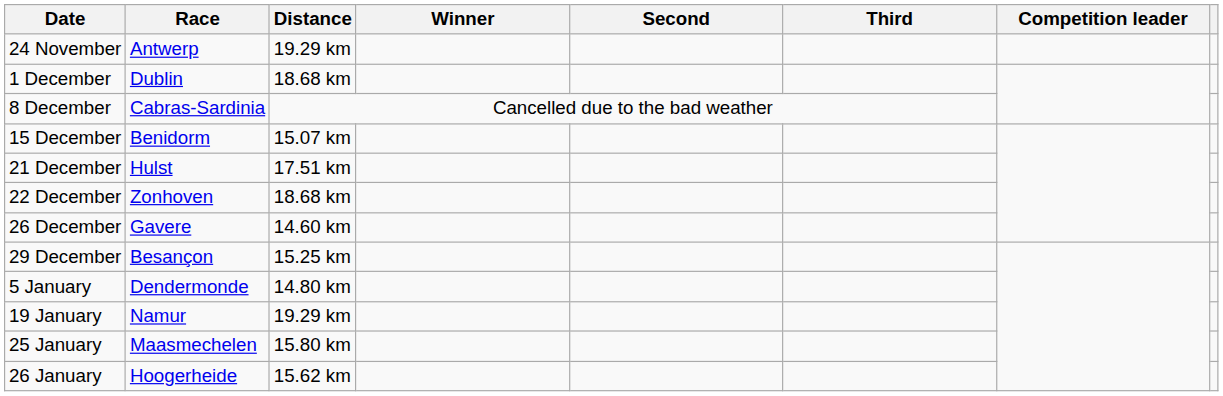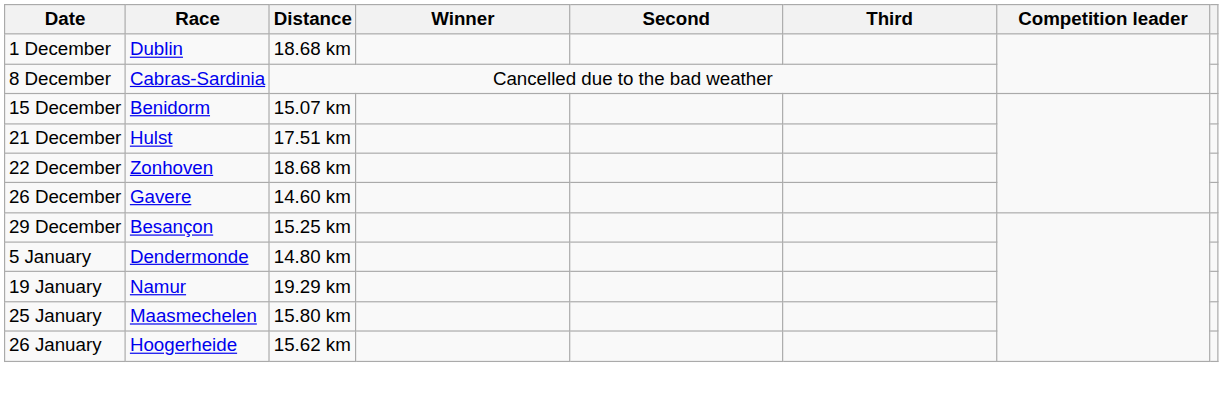- row: (65, 49)
